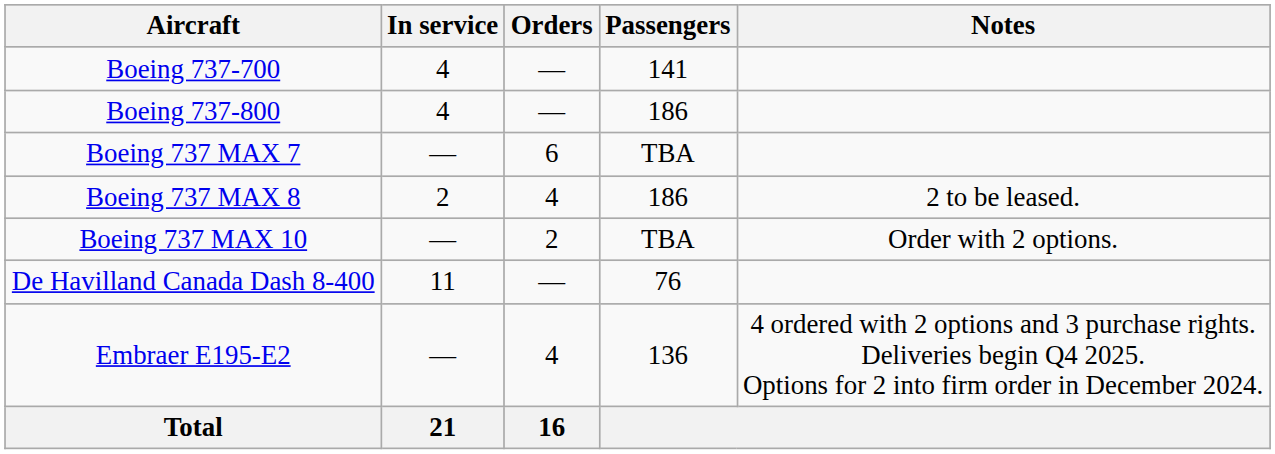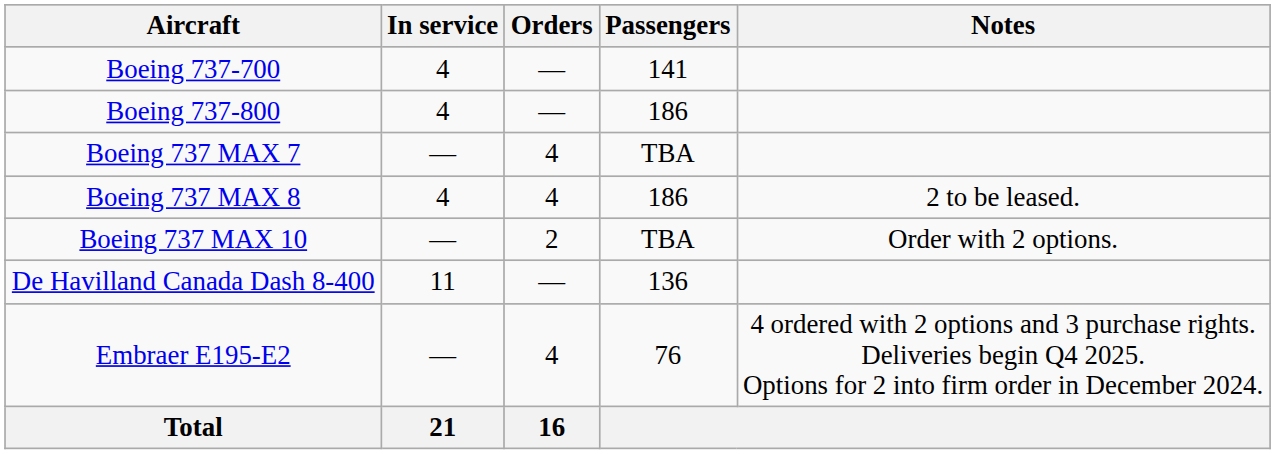(552, 153) 6 -> (552, 153) 4
(443, 196) 2 -> (443, 196) 4
(668, 281) 76 -> (668, 281) 136
(668, 354) 136 -> (668, 354) 76
